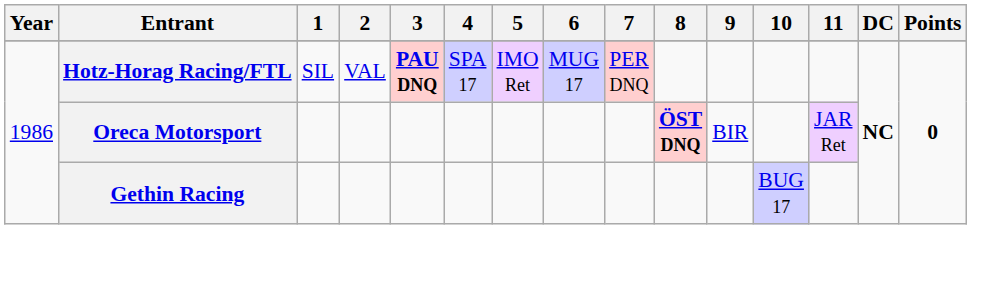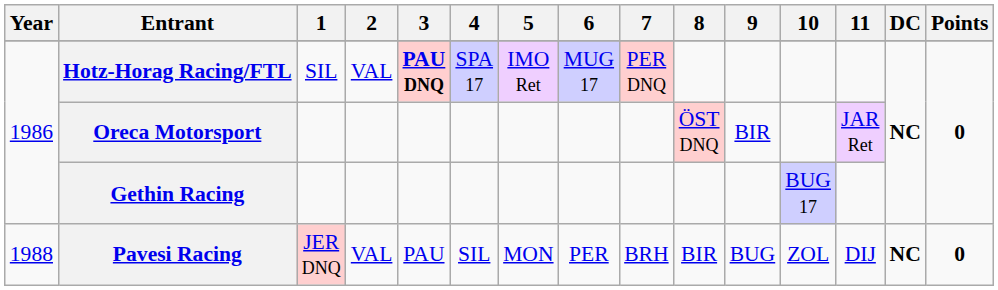(681, 132) bold -> (699, 132) normal
+ row: (177, 254)
